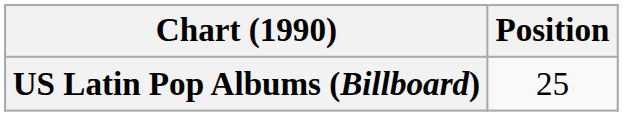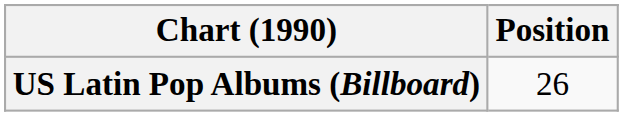(552, 83) 25 -> (552, 83) 26
